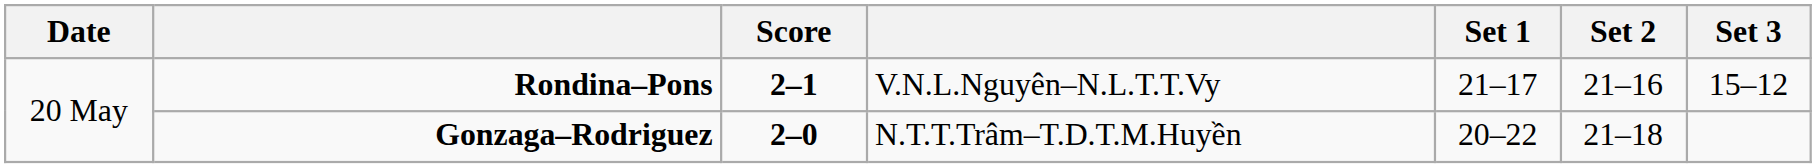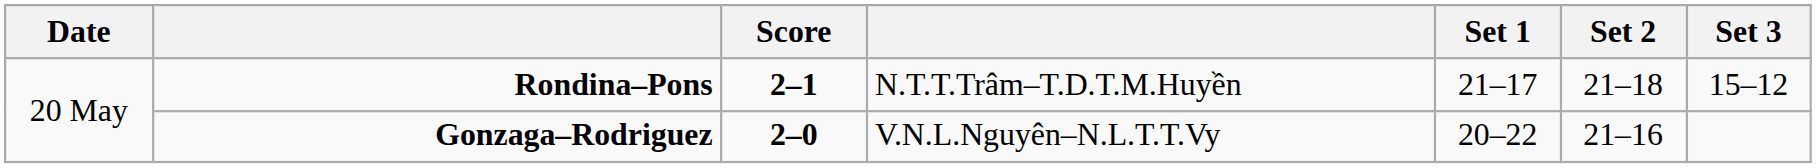(1048, 83) V.N.L.Nguyên–N.L.T.T.Vy -> (1058, 83) N.T.T.Trâm–T.D.T.M.Huyền
(1623, 83) 21–16 -> (1623, 83) 21–18
(1058, 136) N.T.T.Trâm–T.D.T.M.Huyền -> (1048, 136) V.N.L.Nguyên–N.L.T.T.Vy
(1623, 136) 21–18 -> (1623, 136) 21–16
